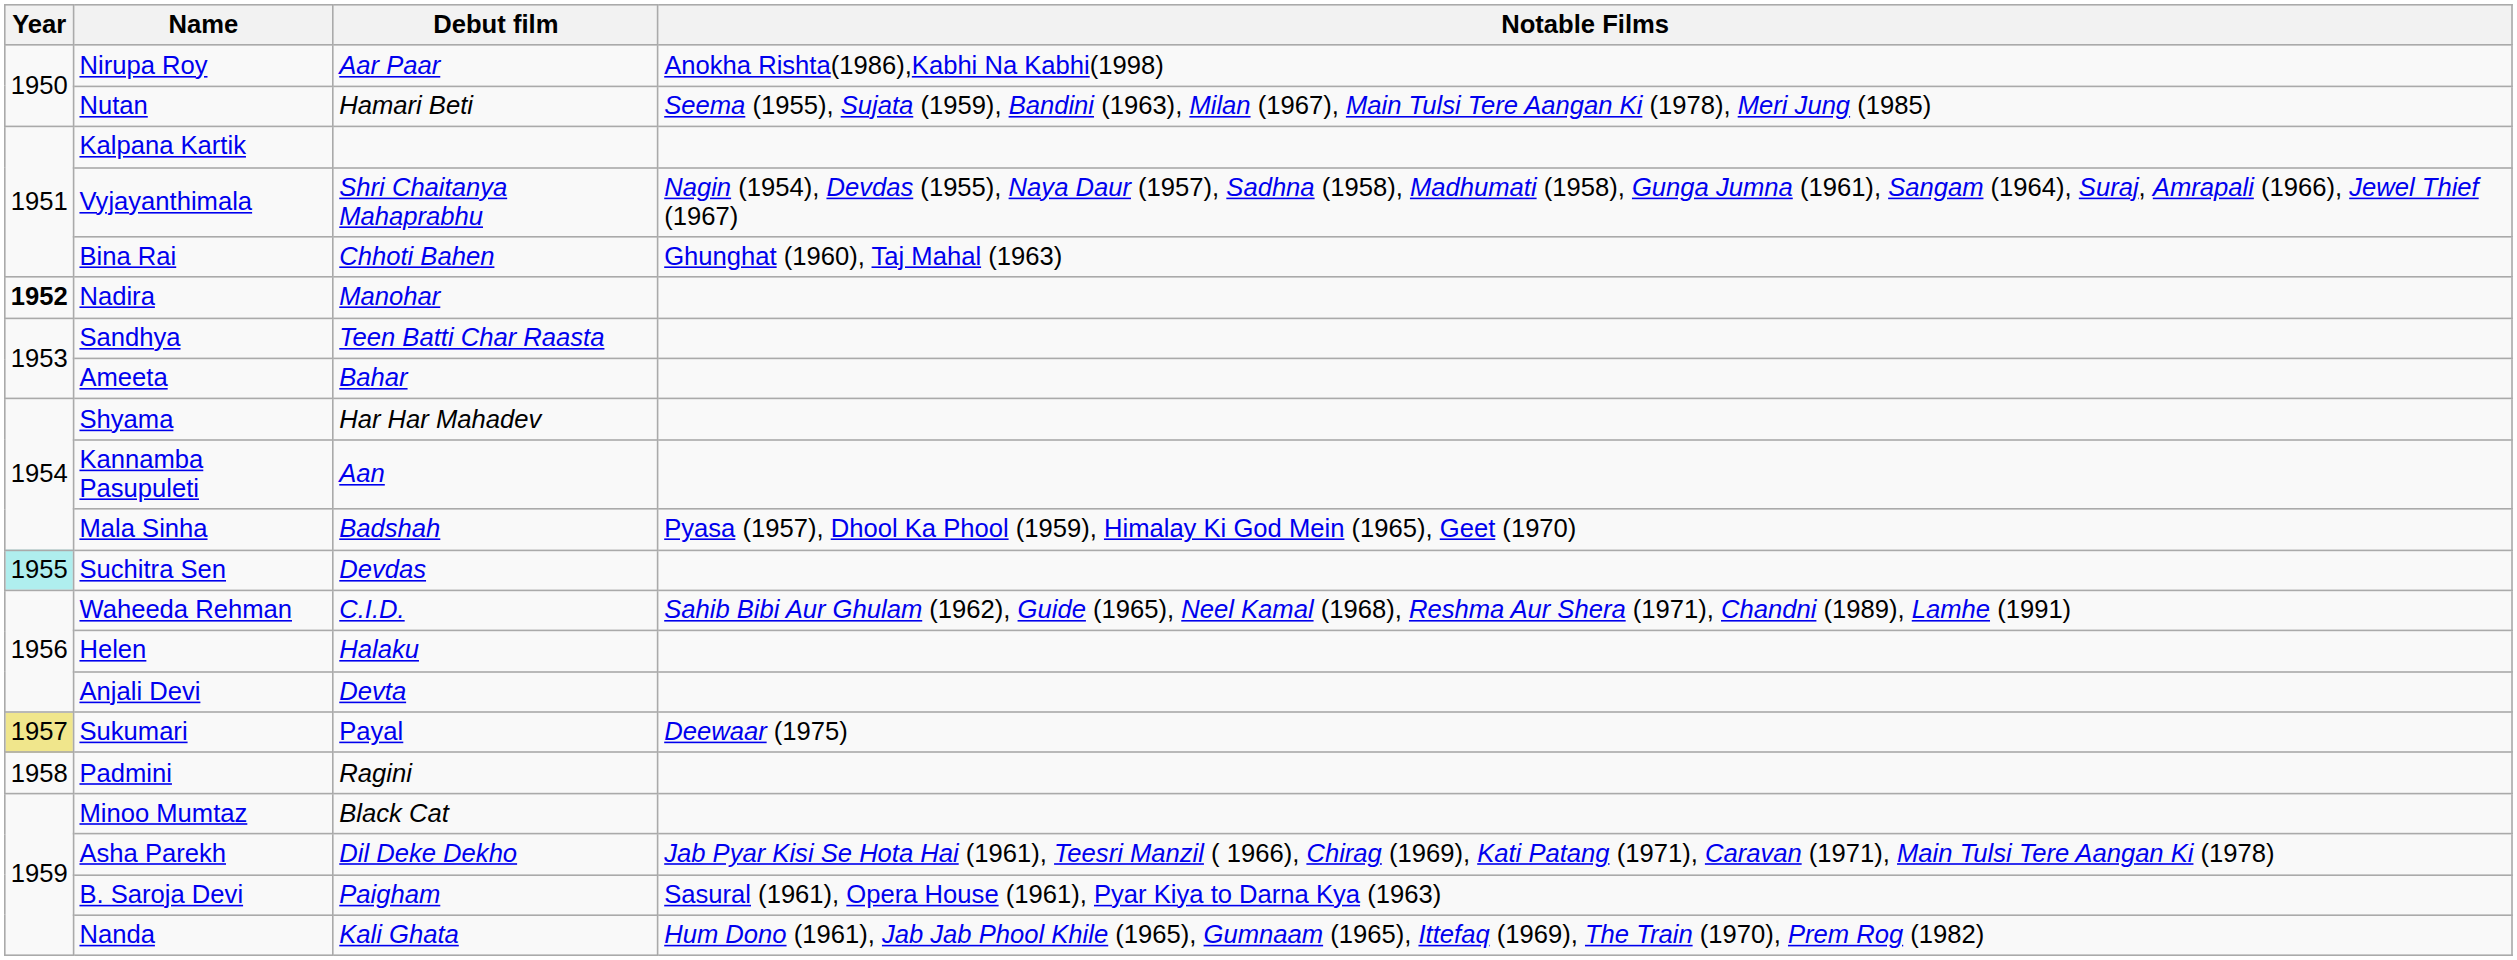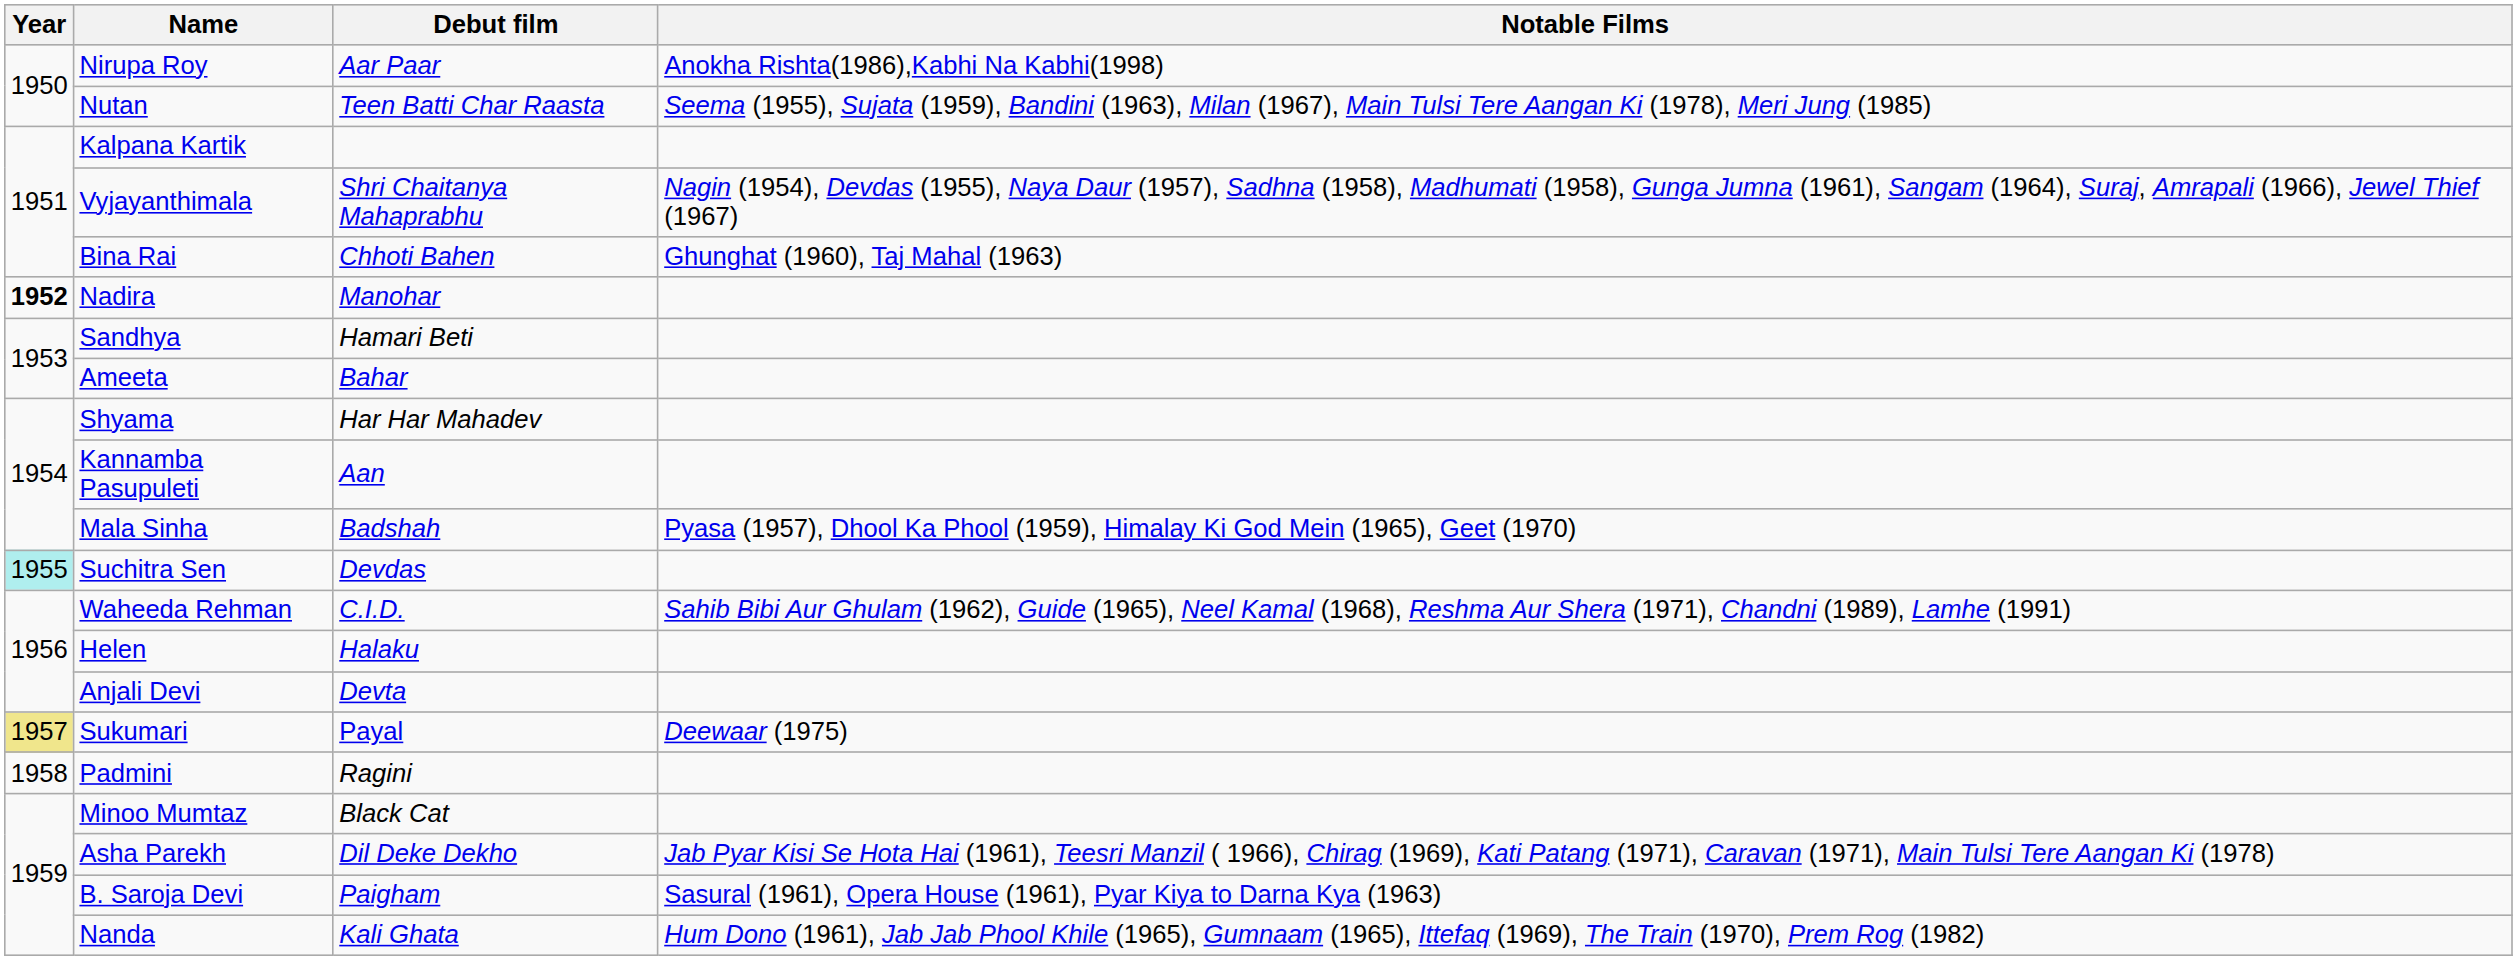(406, 106) Hamari Beti -> (472, 106) Teen Batti Char Raasta
(472, 337) Teen Batti Char Raasta -> (406, 337) Hamari Beti
